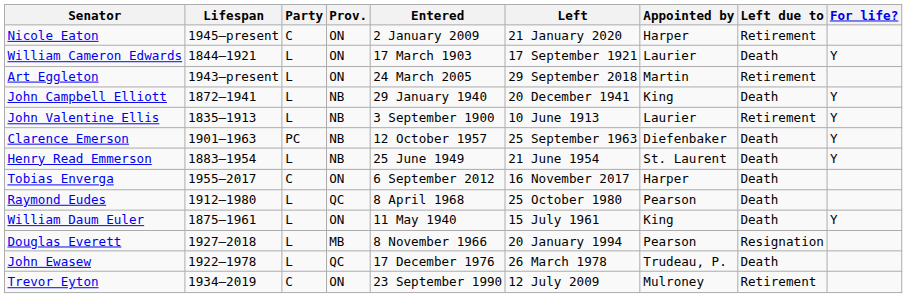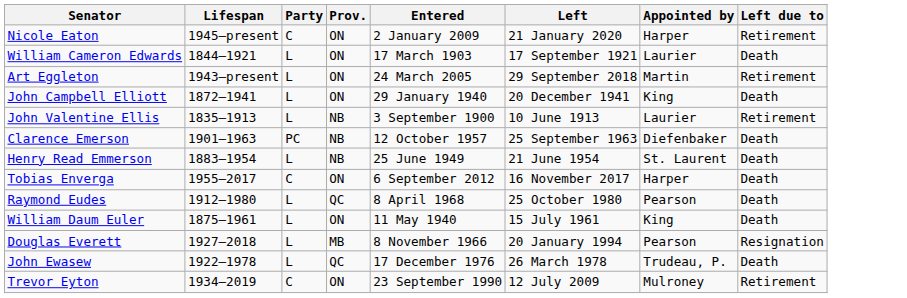- column: (864, 15)
(337, 97) NB -> (337, 97) ON
